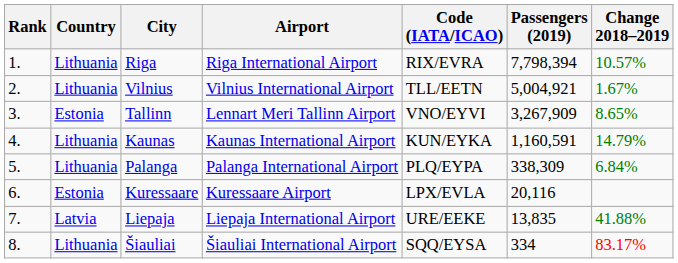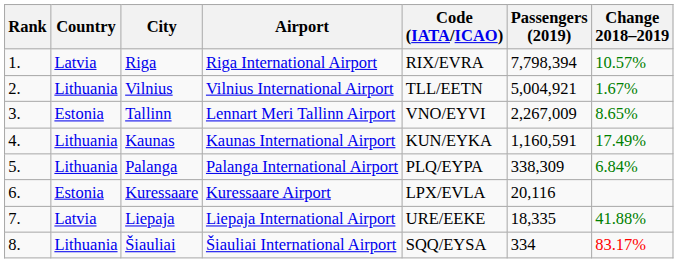(86, 62) Lithuania -> (75, 62) Latvia
(544, 114) 3,267,909 -> (544, 114) 2,267,009
(621, 140) 14.79% -> (621, 140) 17.49%
(533, 219) 13,835 -> (533, 219) 18,335
